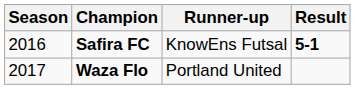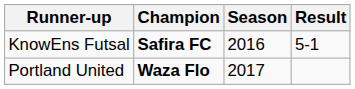columns swapped: (38, 17) <-> (226, 17)
(307, 44) bold -> (307, 44) normal
